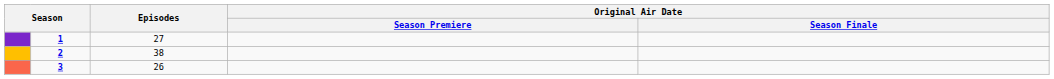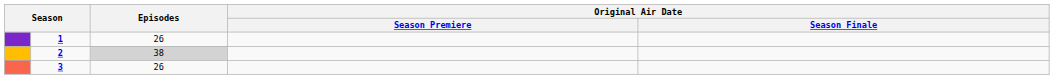(159, 39) 27 -> (159, 39) 26
(159, 53) no background -> (159, 53) lightgrey background
